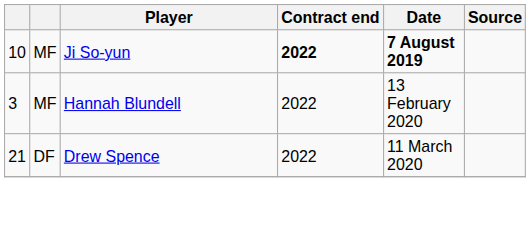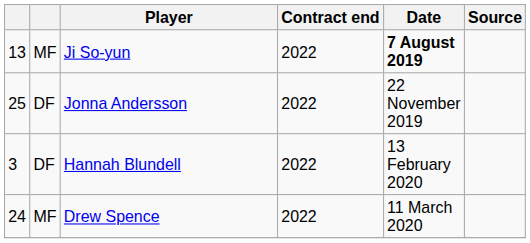(17, 52) 10 -> (17, 52) 13
(299, 52) bold -> (299, 52) normal
+ row: (125, 104)
(45, 104) MF -> (44, 165) DF
(17, 156) 21 -> (17, 217) 24
(44, 156) DF -> (45, 217) MF
